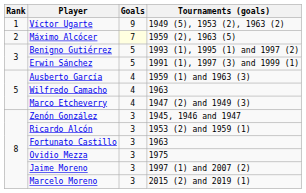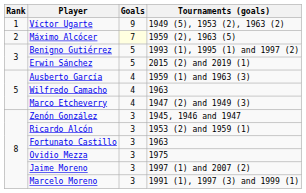(224, 63) 1991 (1), 1997 (3) and 1999 (1) -> (200, 63) 2015 (2) and 2019 (1)
(200, 182) 2015 (2) and 2019 (1) -> (224, 182) 1991 (1), 1997 (3) and 1999 (1)
